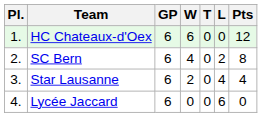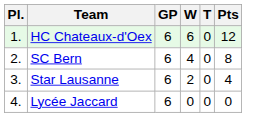- column: (222, 15)
